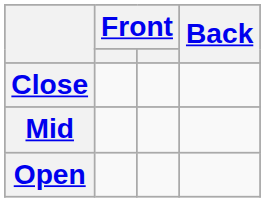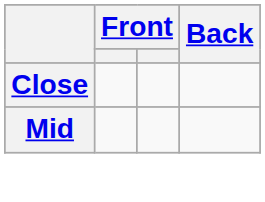- row: (50, 173)
